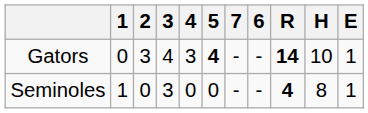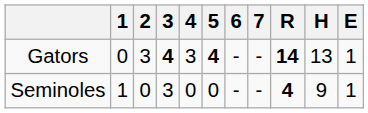columns swapped: (259, 21) <-> (236, 21)
(168, 56) normal -> (168, 56) bold
(321, 56) 10 -> (321, 56) 13
(321, 90) 8 -> (321, 90) 9
